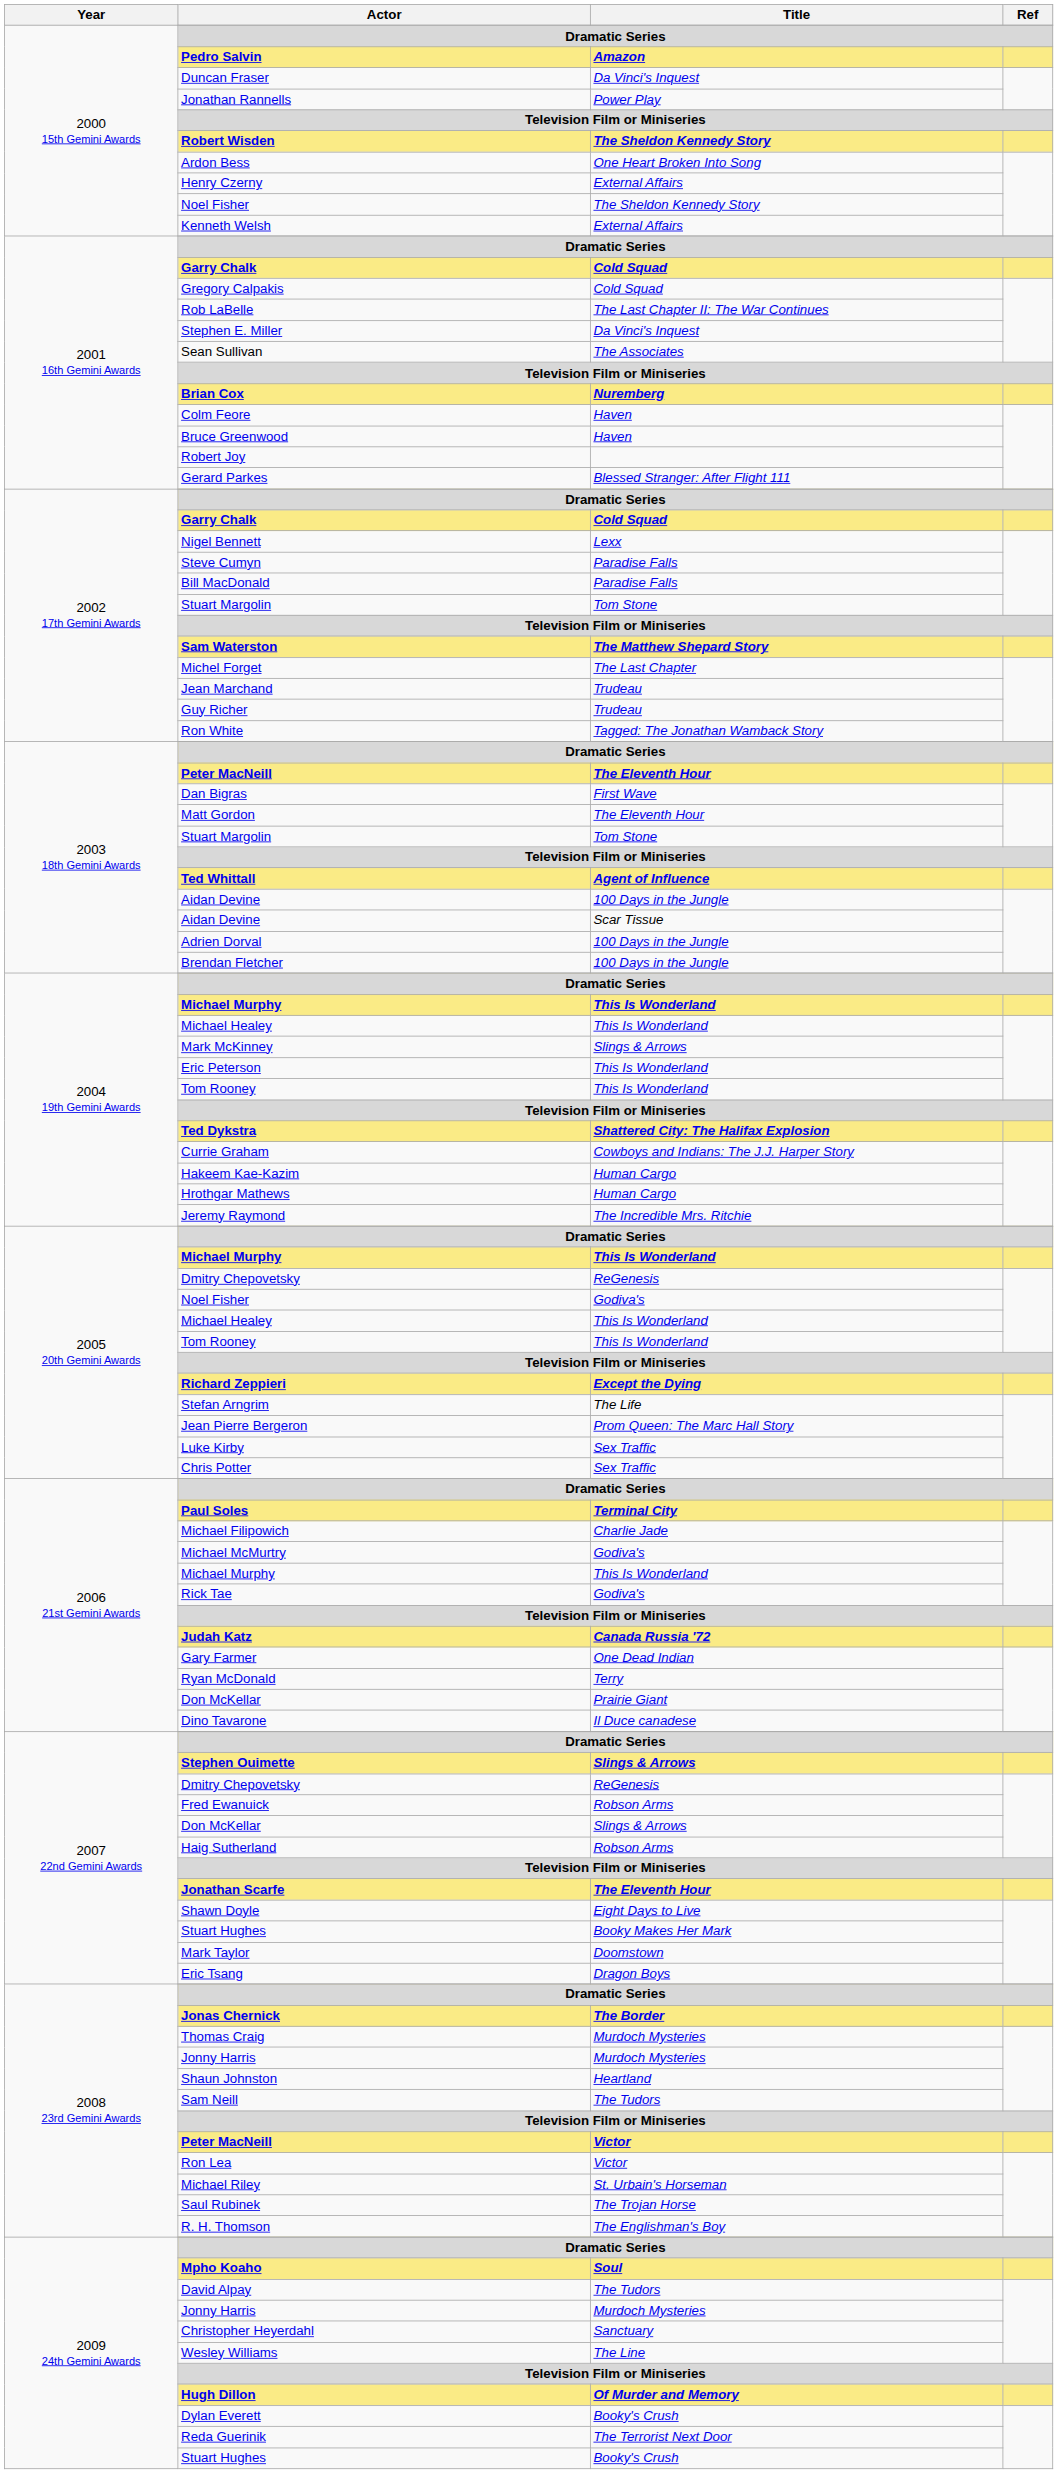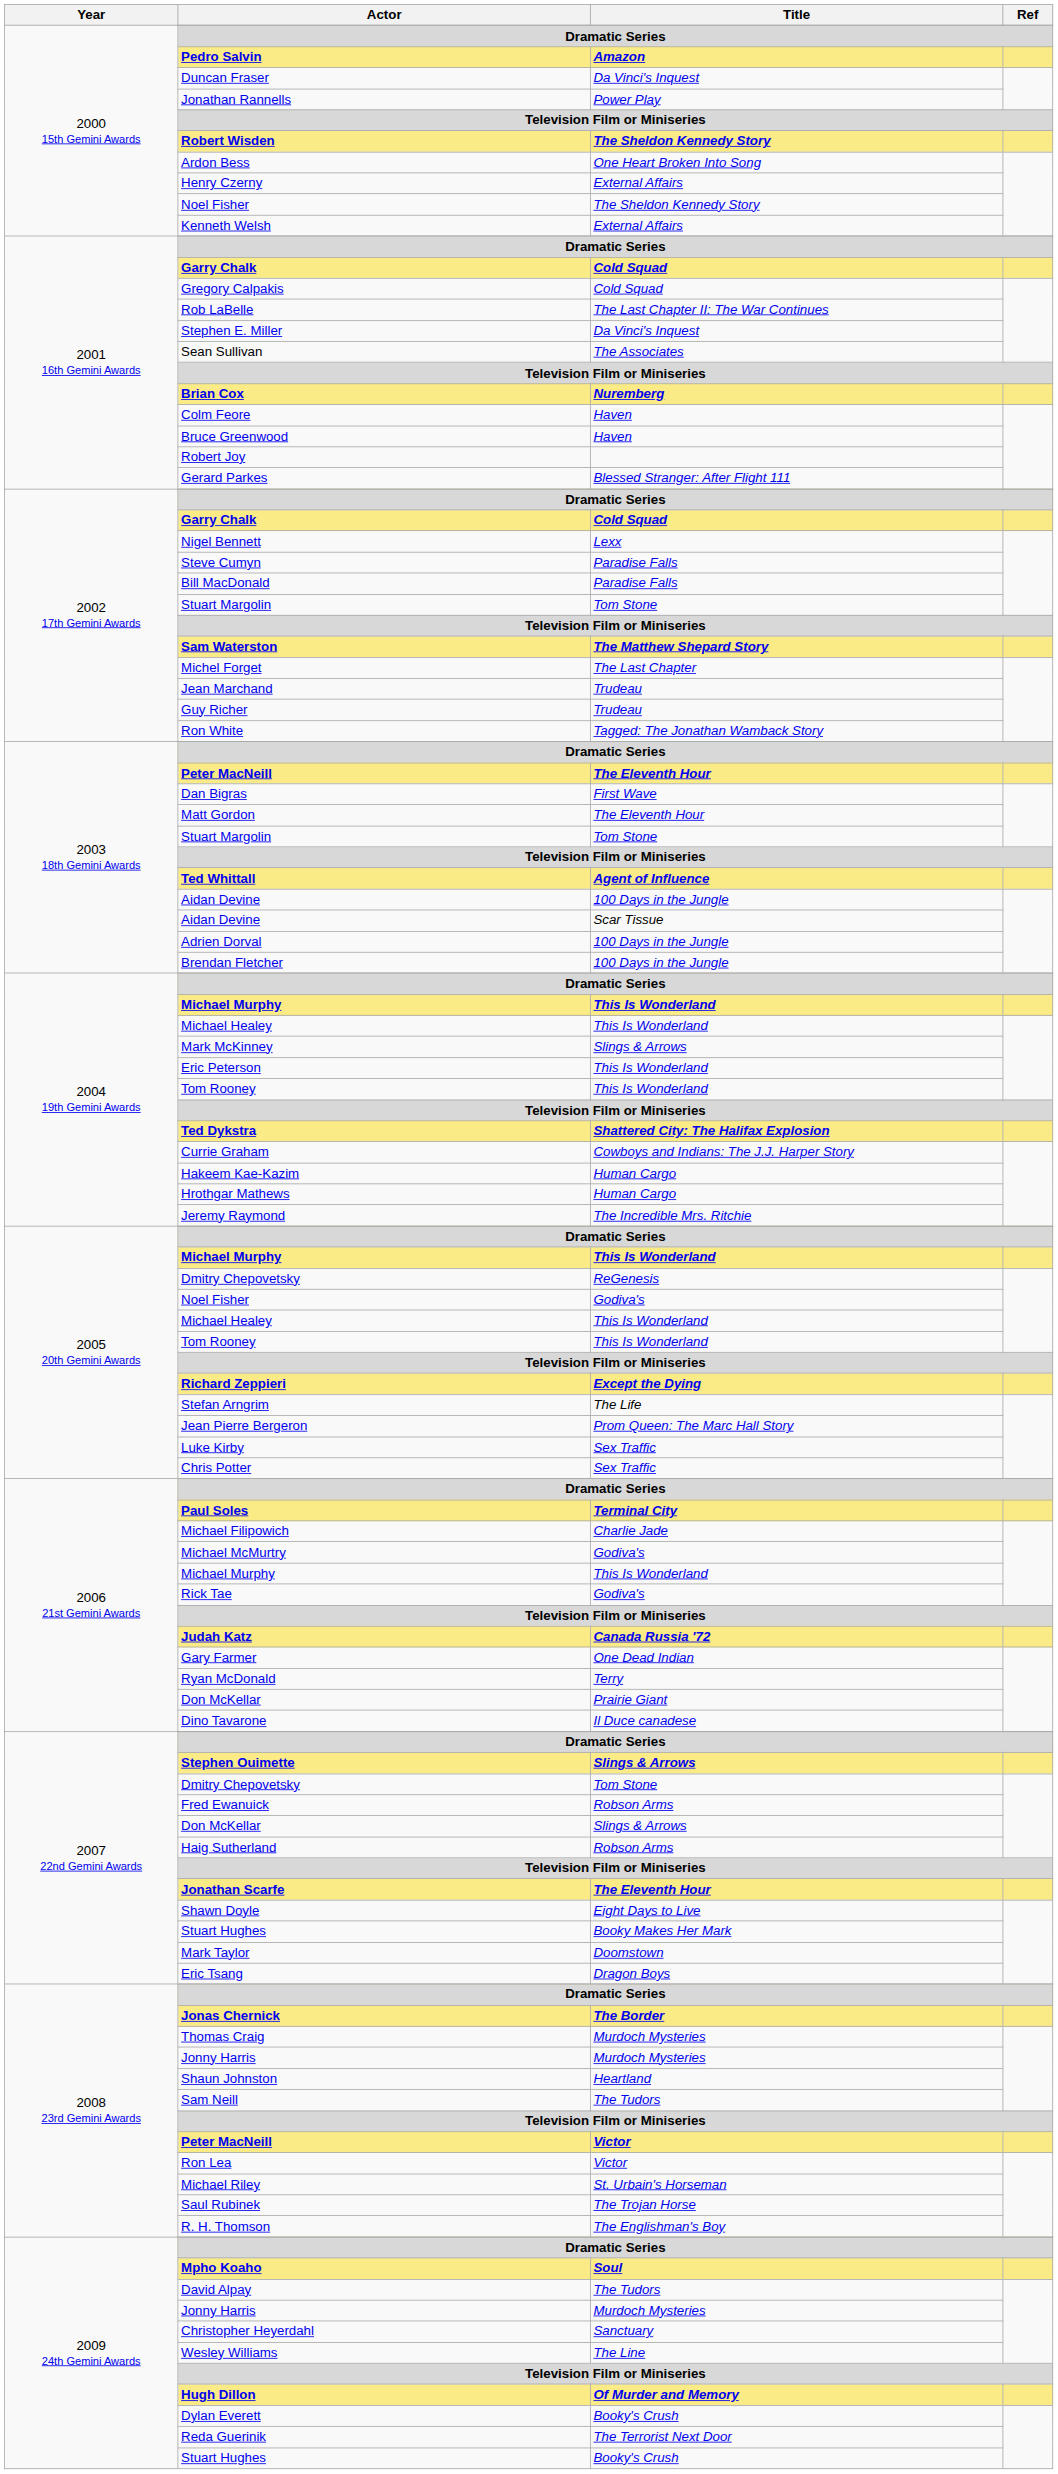(626, 1784) ReGenesis -> (625, 1784) Tom Stone
